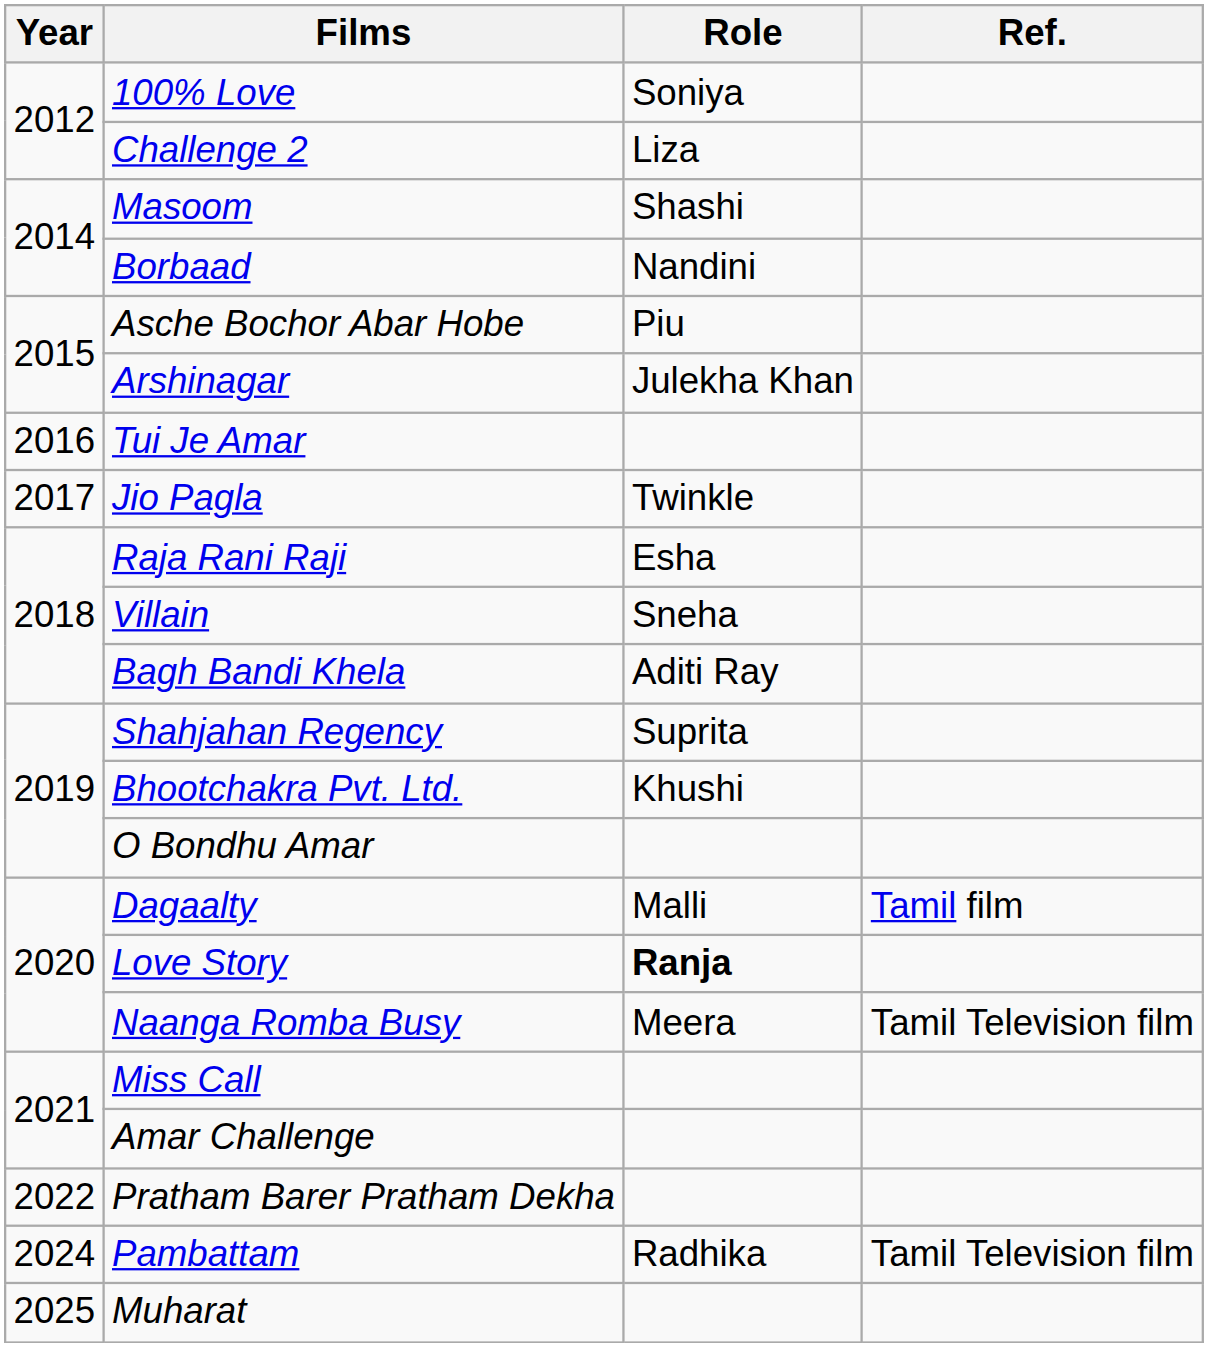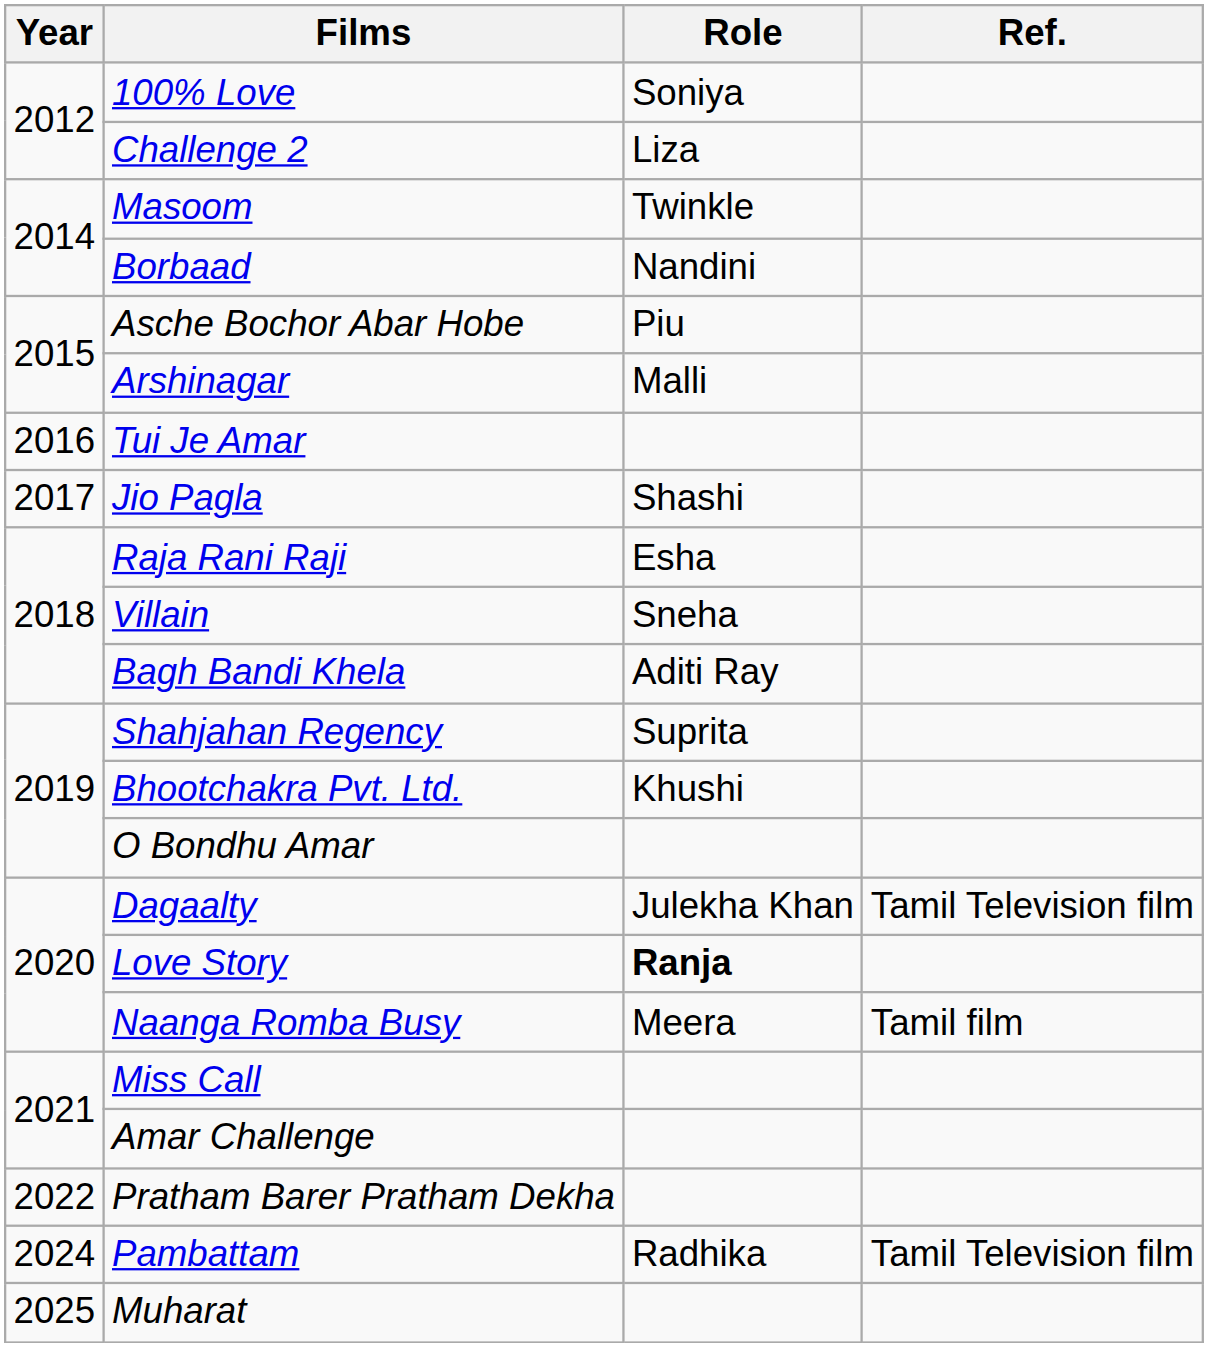(688, 207) Shashi -> (693, 207) Twinkle
(743, 382) Julekha Khan -> (670, 382) Malli
(693, 498) Twinkle -> (688, 498) Shashi
(670, 905) Malli -> (743, 905) Julekha Khan
(947, 905) Tamil film -> (1032, 905) Tamil Television film
(1032, 1021) Tamil Television film -> (947, 1021) Tamil film
